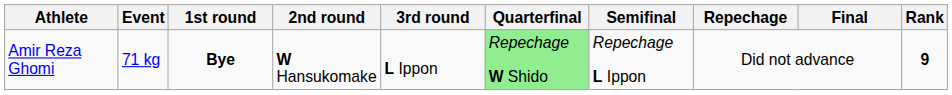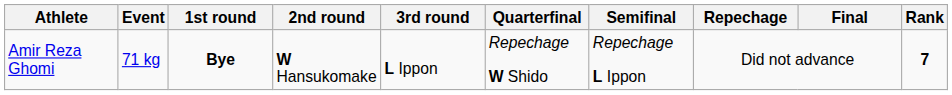(529, 60) lightgreen background -> (529, 60) no background
(925, 60) 9 -> (925, 60) 7
